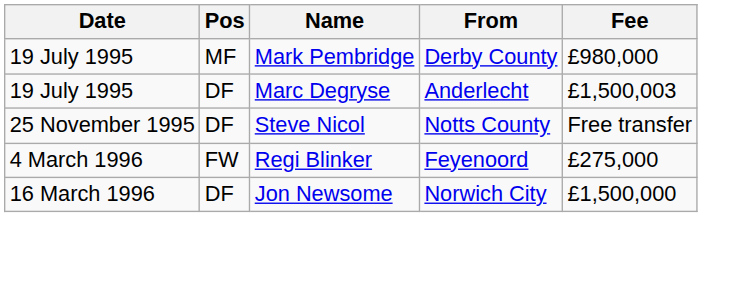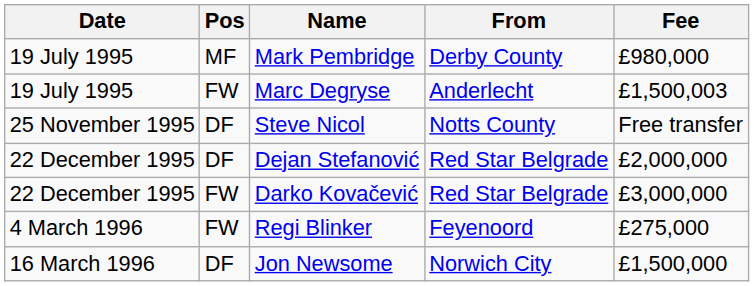(219, 90) DF -> (222, 90) FW
+ row: (337, 159)
+ row: (336, 194)
